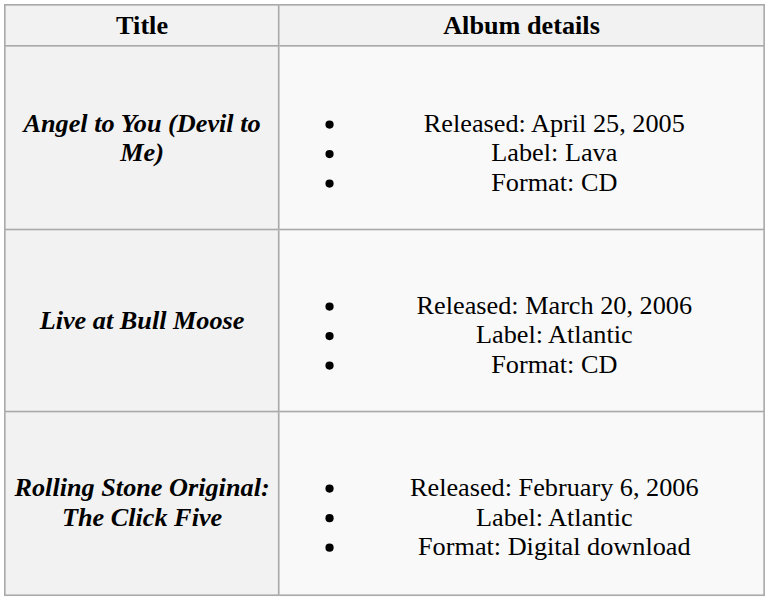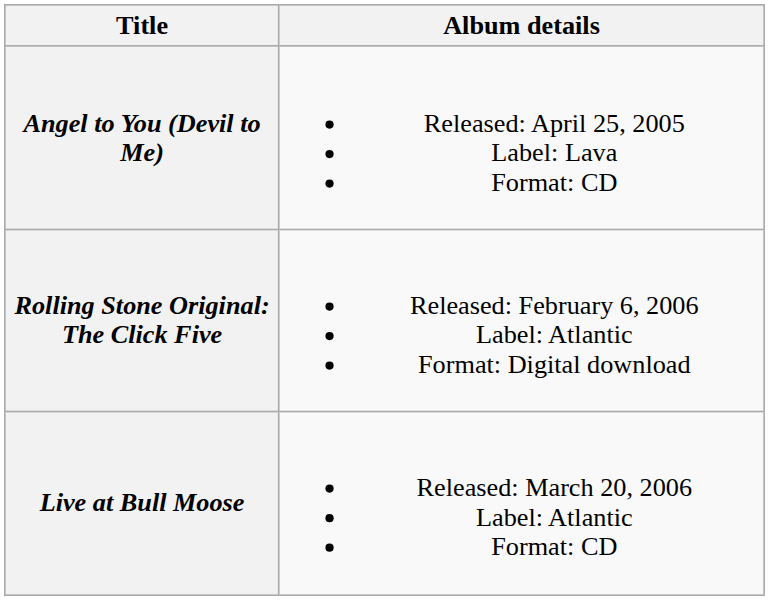rows swapped: (142, 502) <-> (142, 320)
